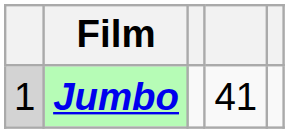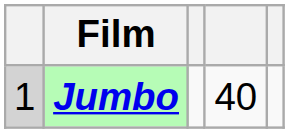(236, 95) 41 -> (236, 95) 40
